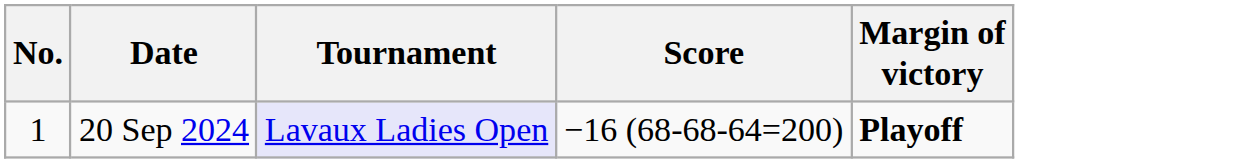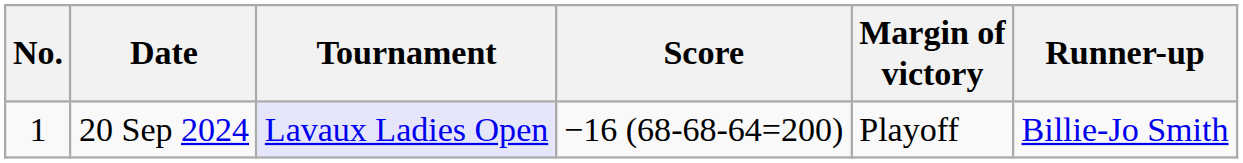+ column: (1125, 52)
(911, 129) bold -> (909, 129) normal
